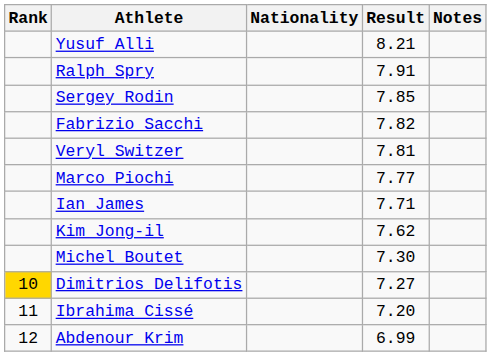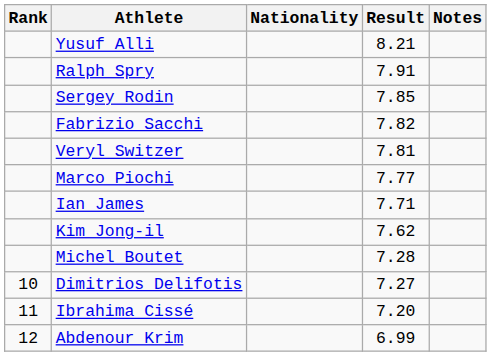(396, 258) 7.30 -> (396, 258) 7.28
(28, 285) gold background -> (28, 285) no background
